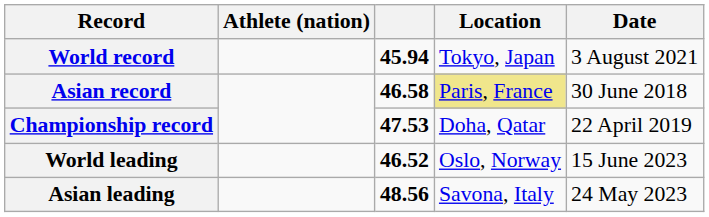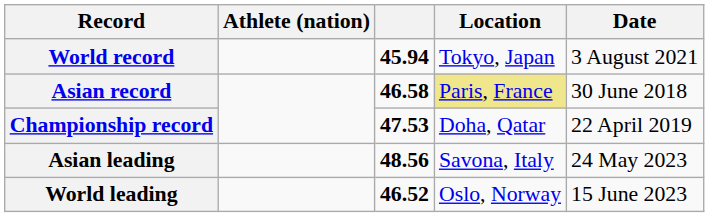rows swapped: (111, 159) <-> (111, 194)
